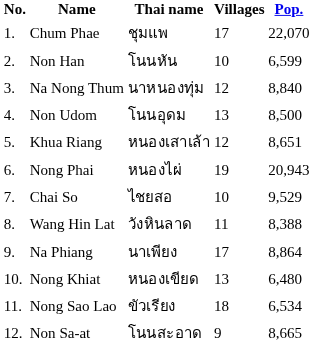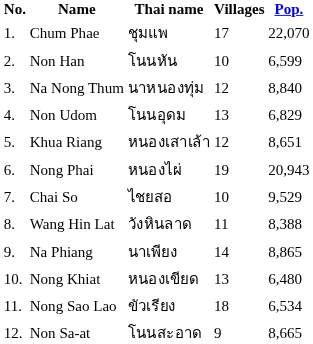(285, 115) 8,500 -> (285, 115) 6,829
(222, 251) 17 -> (222, 251) 14
(285, 251) 8,864 -> (285, 251) 8,865
